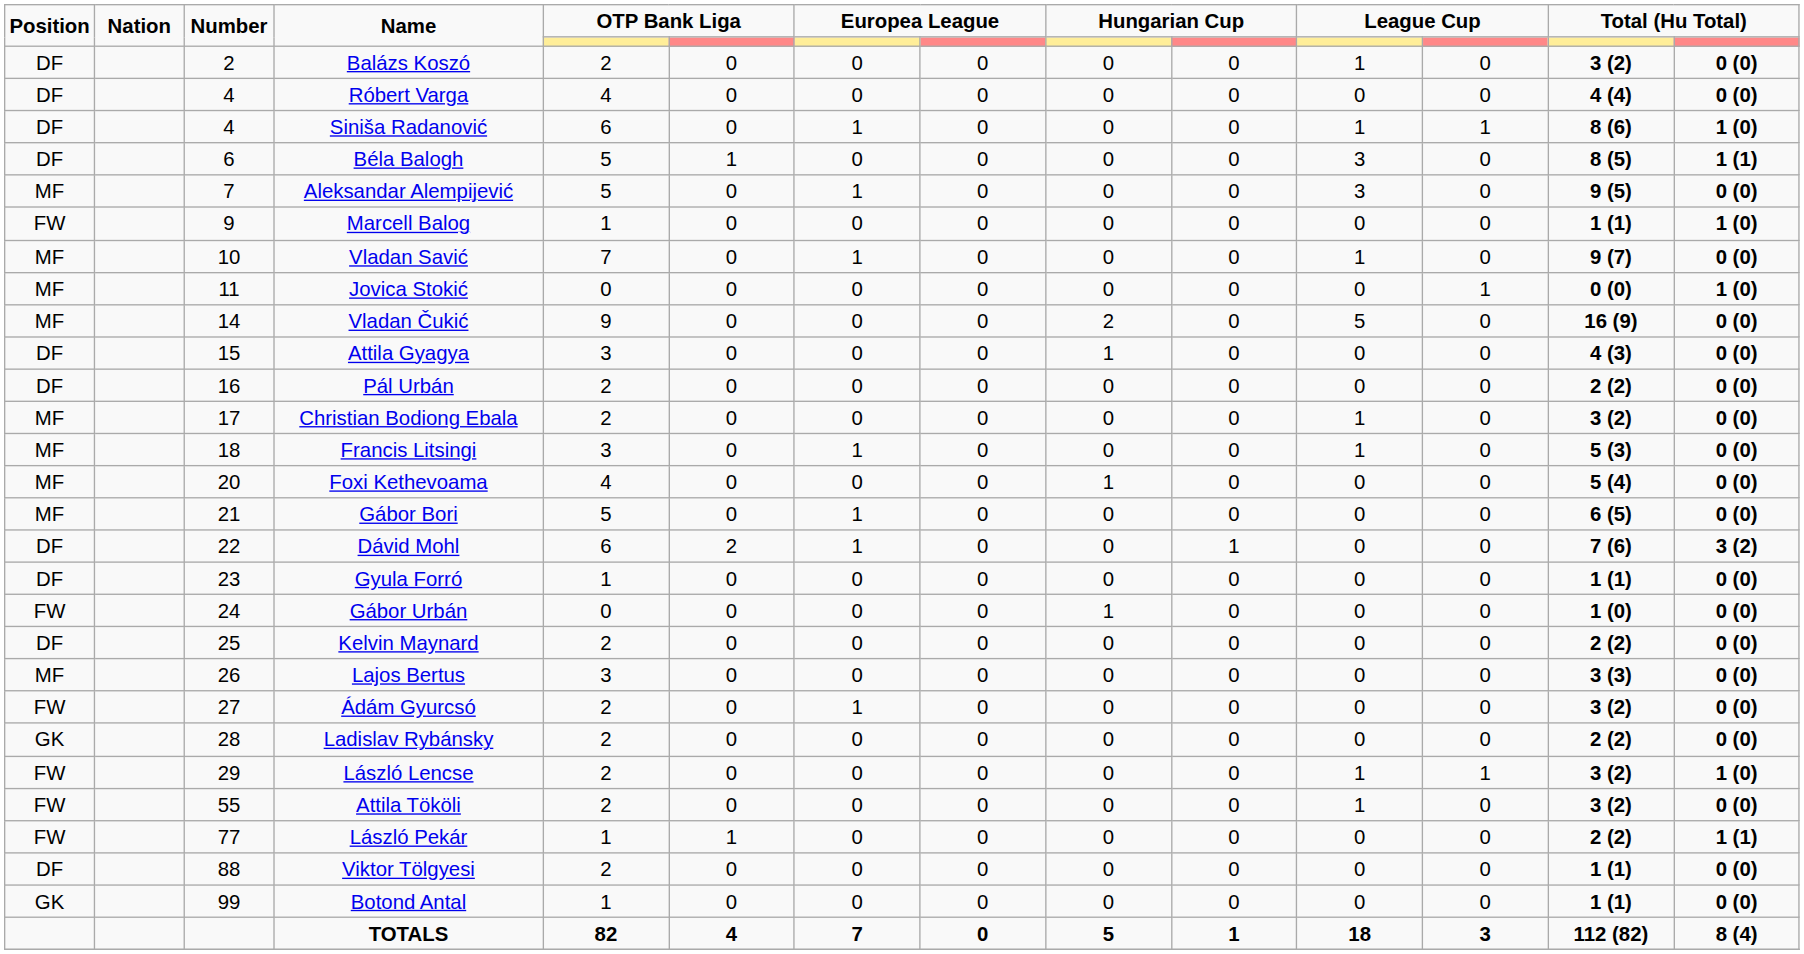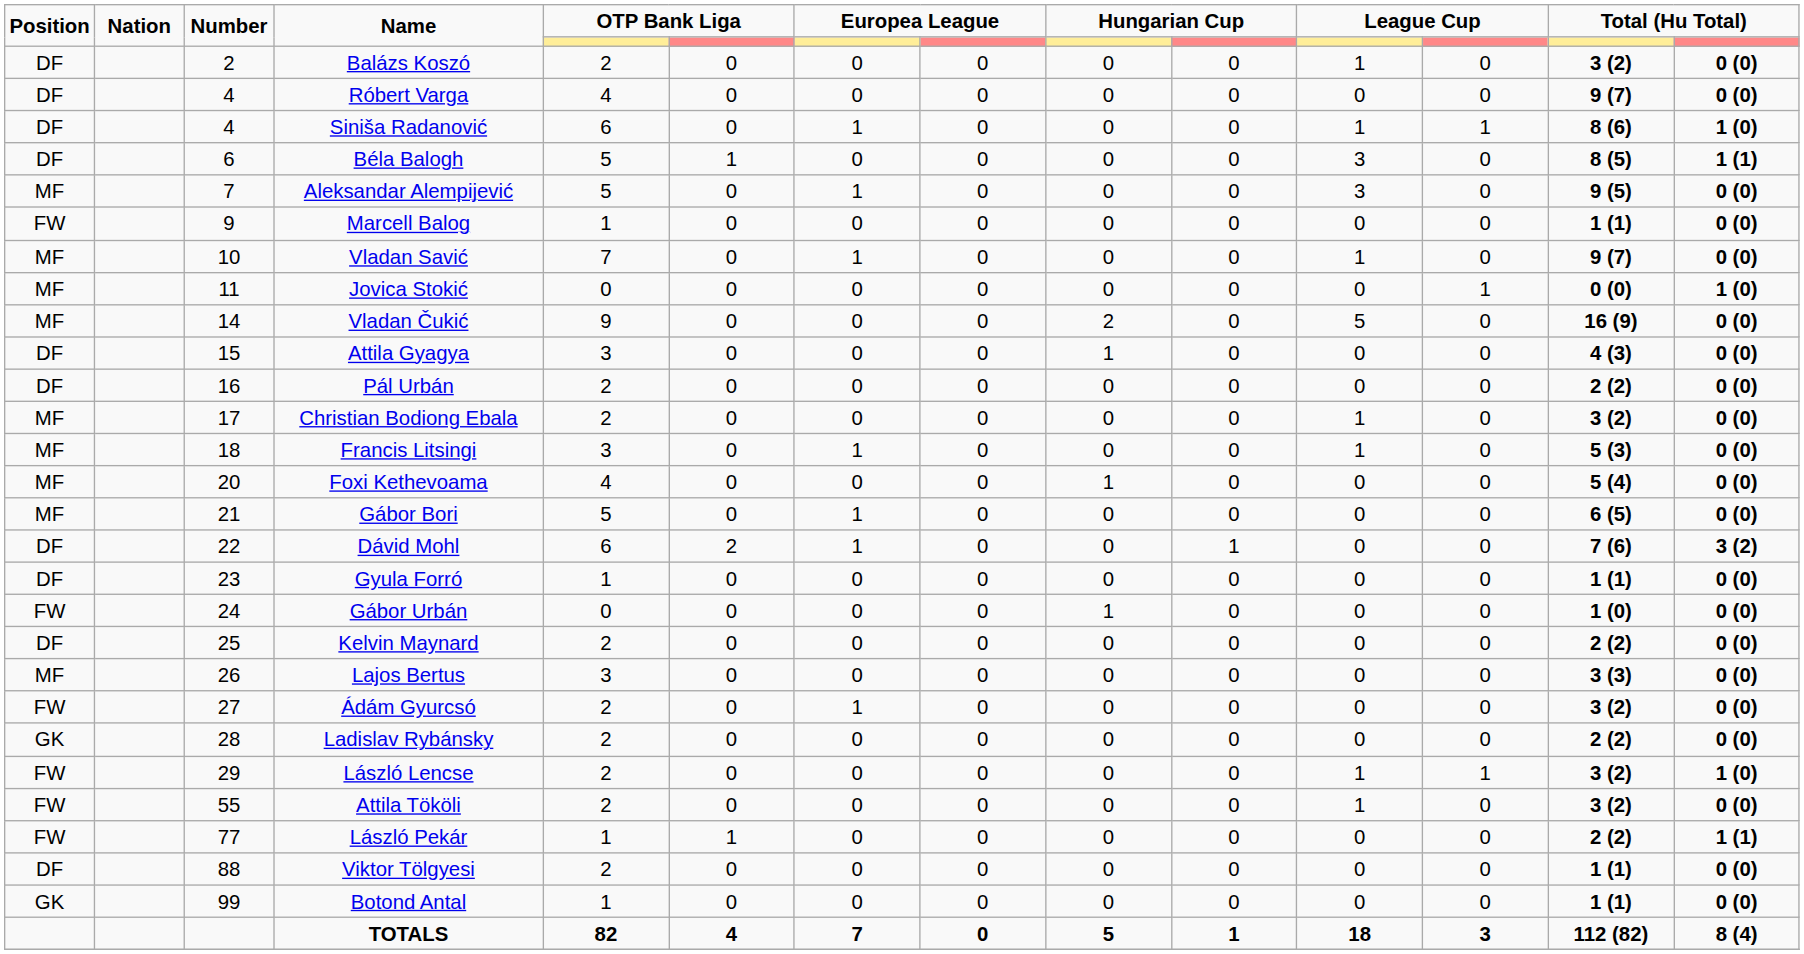(1611, 95) 4 (4) -> (1611, 95) 9 (7)
(1737, 224) 1 (0) -> (1737, 224) 0 (0)
